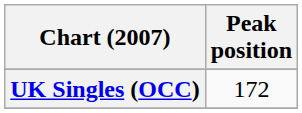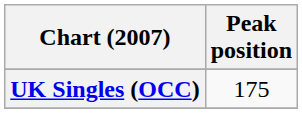(251, 88) 172 -> (251, 88) 175
